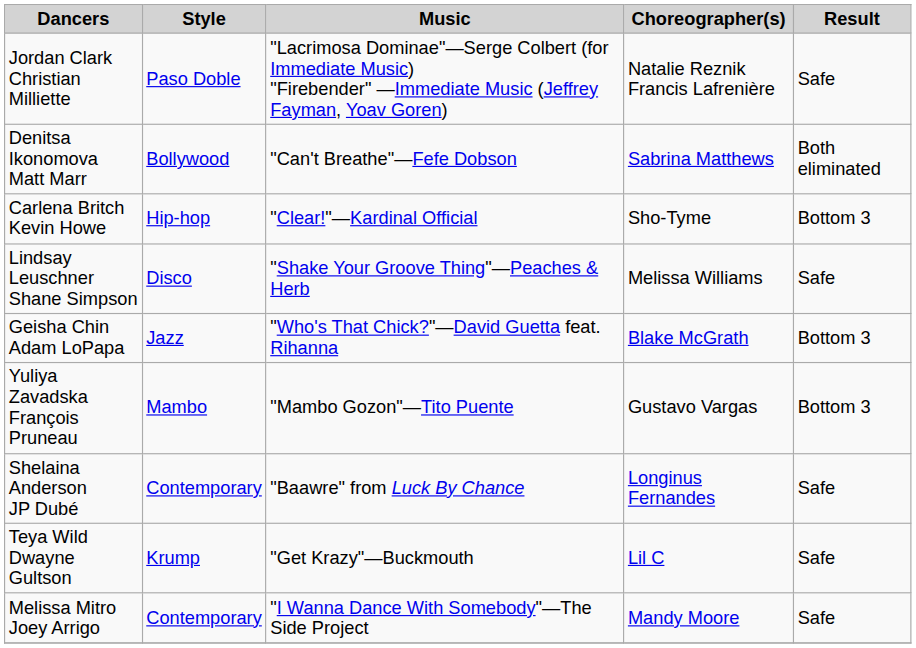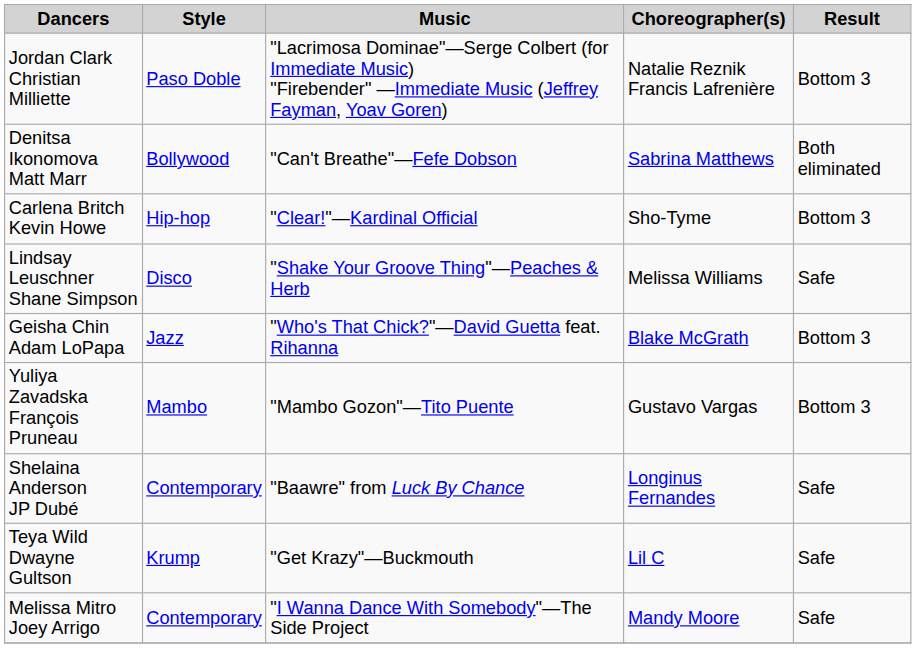(816, 78) Safe -> (834, 78) Bottom 3
